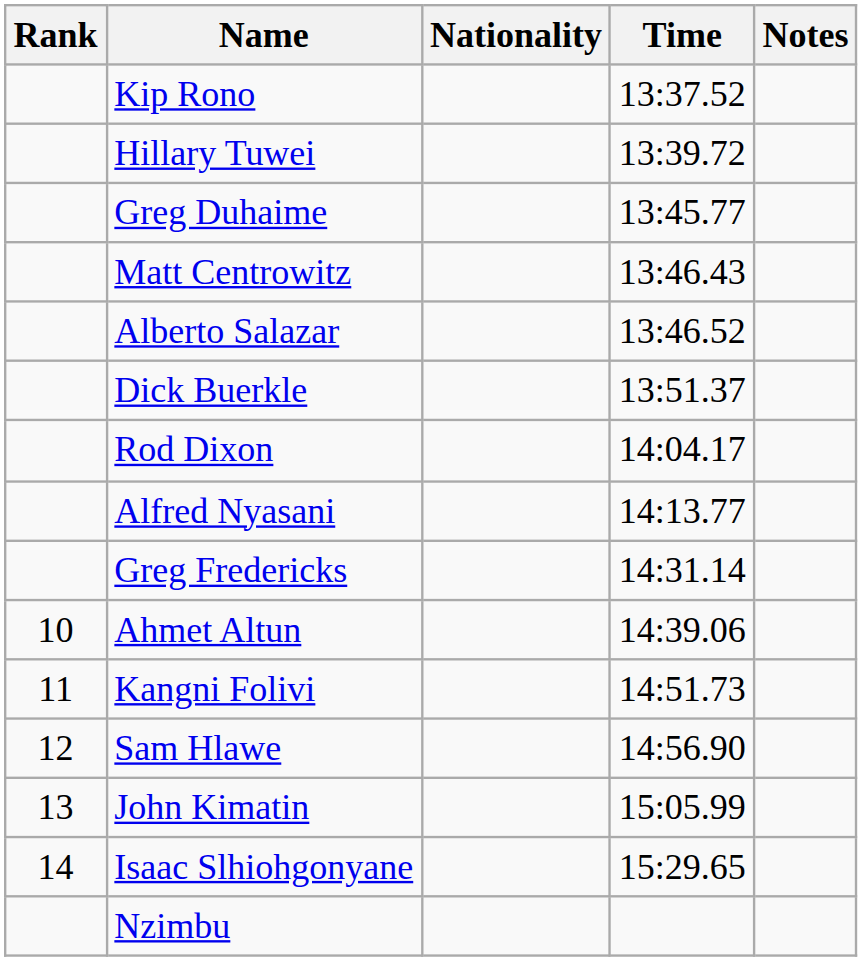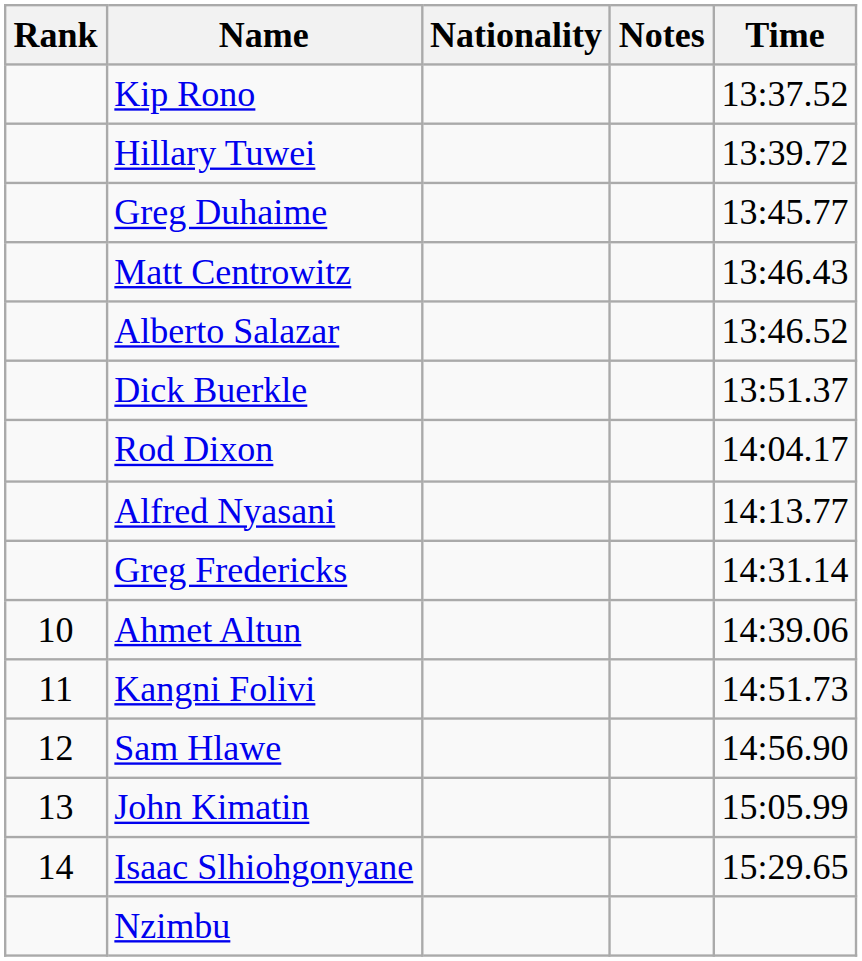columns swapped: (682, 34) <-> (805, 34)
